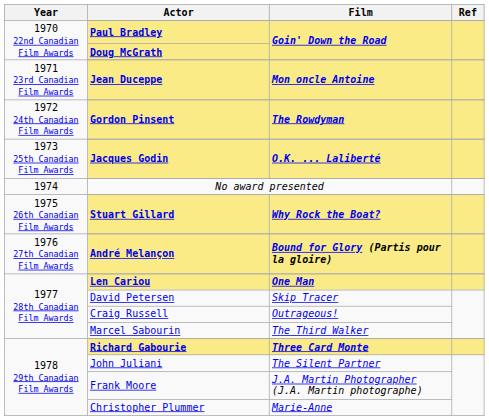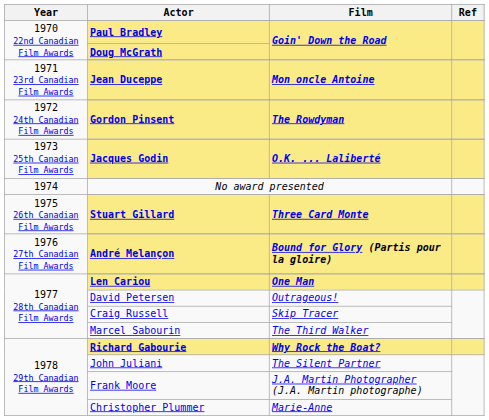(326, 214) Why Rock the Boat? -> (320, 214) Three Card Monte
(305, 298) Skip Tracer -> (305, 298) Outrageous!
(305, 314) Outrageous! -> (305, 314) Skip Tracer
(320, 347) Three Card Monte -> (326, 347) Why Rock the Boat?
